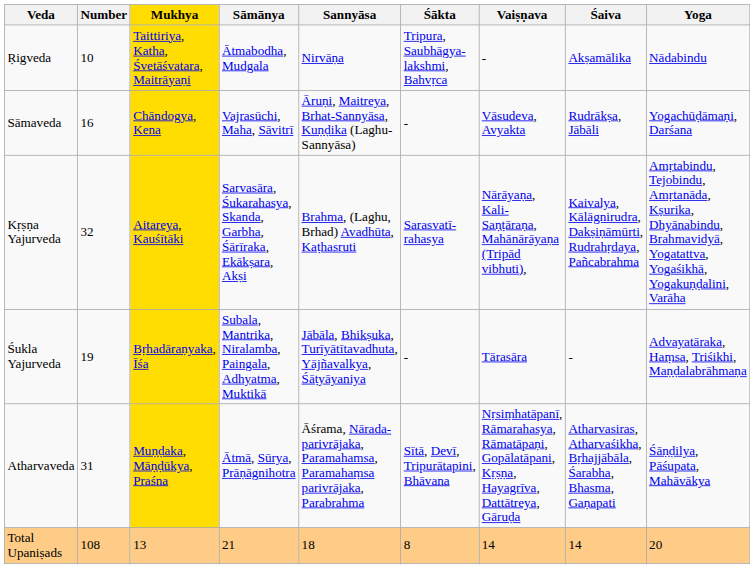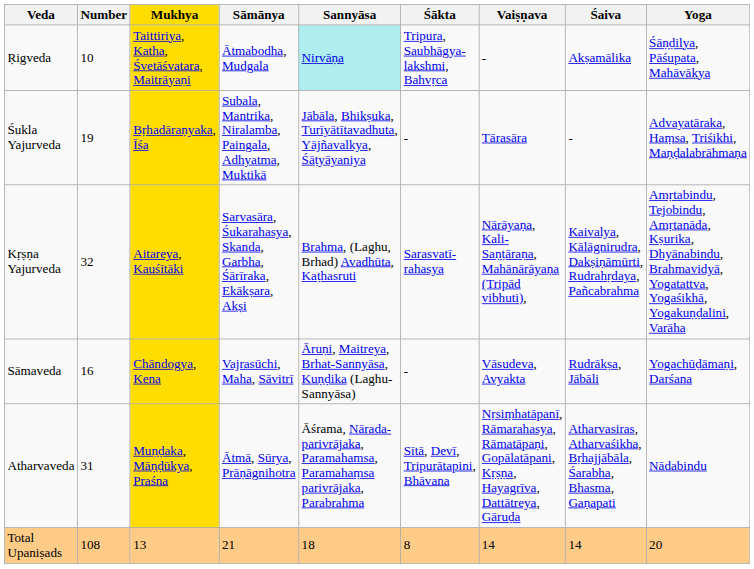(323, 57) no background -> (323, 57) paleturquoise background
(678, 57) Nādabindu -> (680, 57) Śāṇḍilya, Pāśupata, Mahāvākya
rows swapped: (34, 122) <-> (34, 356)
(680, 465) Śāṇḍilya, Pāśupata, Mahāvākya -> (678, 465) Nādabindu
